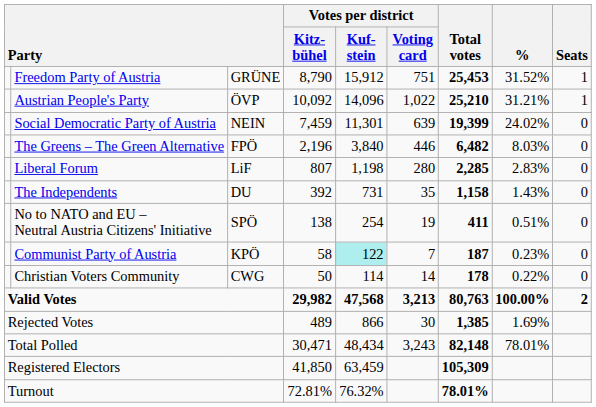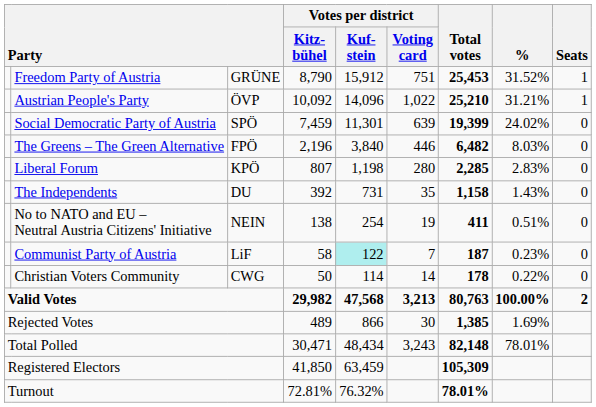(248, 123) NEIN -> (244, 123) SPÖ
(241, 169) LiF -> (245, 169) KPÖ
(244, 222) SPÖ -> (248, 222) NEIN
(245, 253) KPÖ -> (241, 253) LiF
